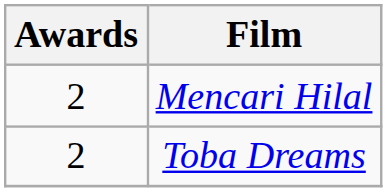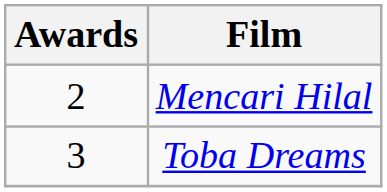(76, 155) 2 -> (76, 155) 3
